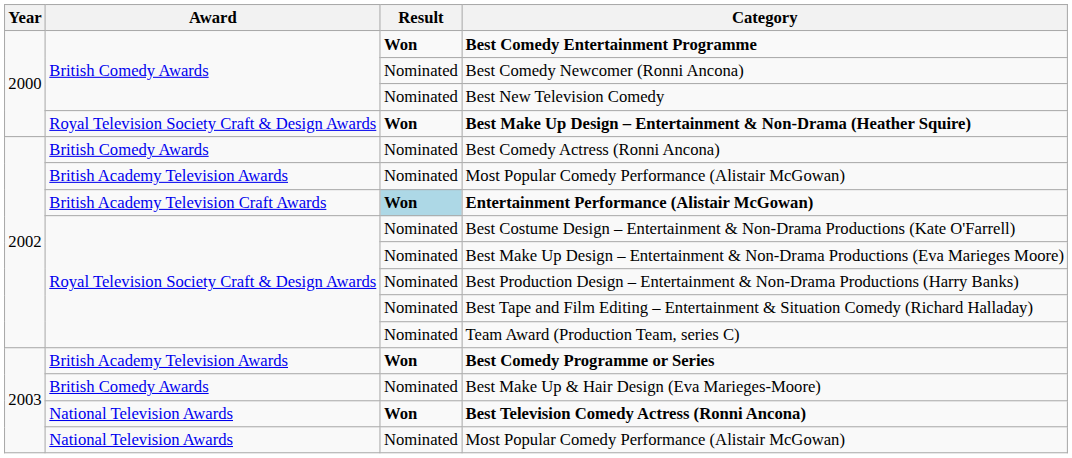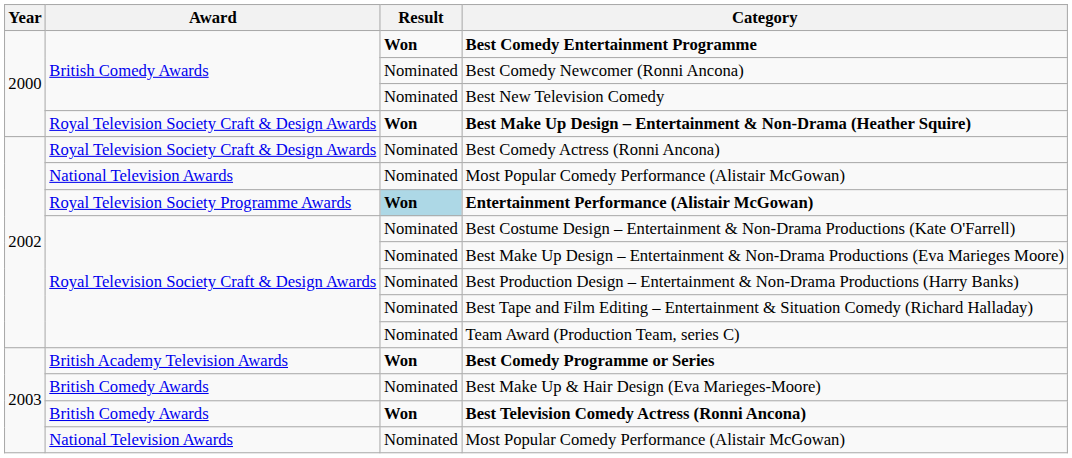(129, 149) British Comedy Awards -> (213, 149) Royal Television Society Craft & Design Awards
(169, 176) British Academy Television Awards -> (141, 176) National Television Awards
(188, 202) British Academy Television Craft Awards -> (200, 202) Royal Television Society Programme Awards
(141, 413) National Television Awards -> (129, 413) British Comedy Awards
